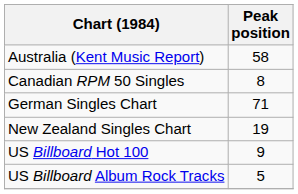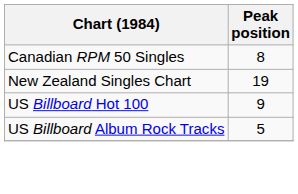- row: (106, 57)
- row: (82, 104)
